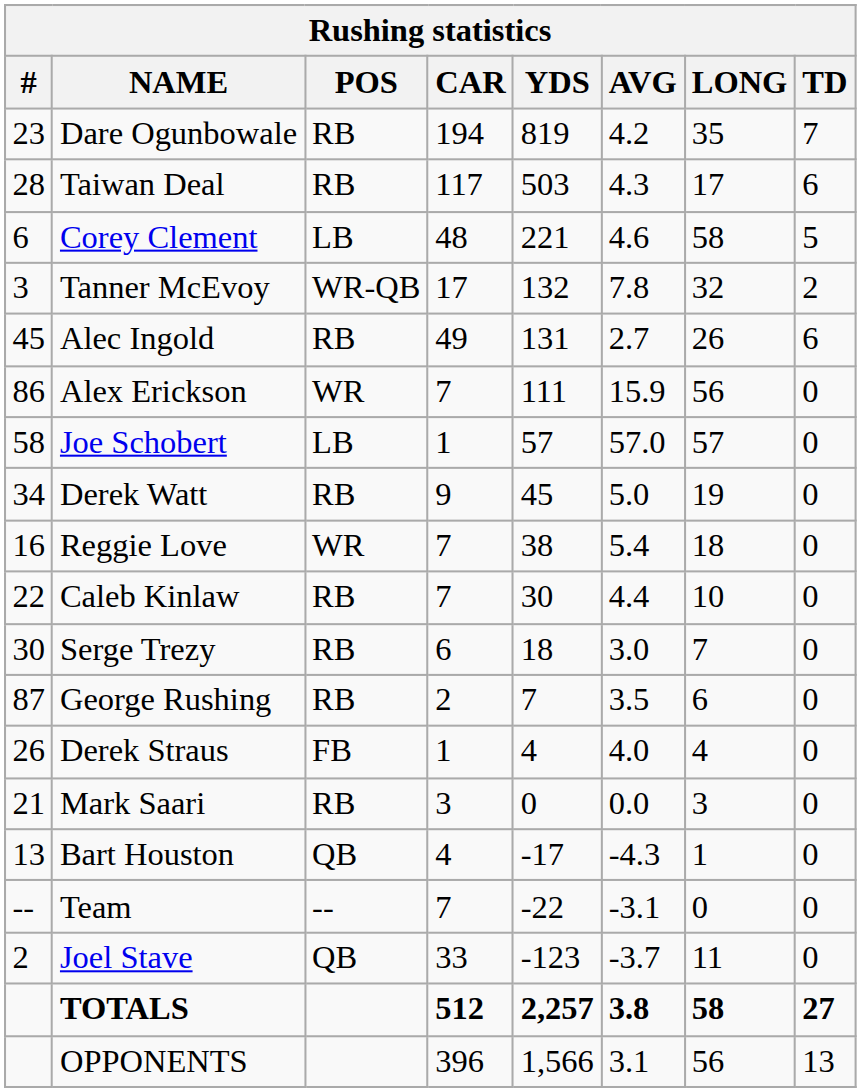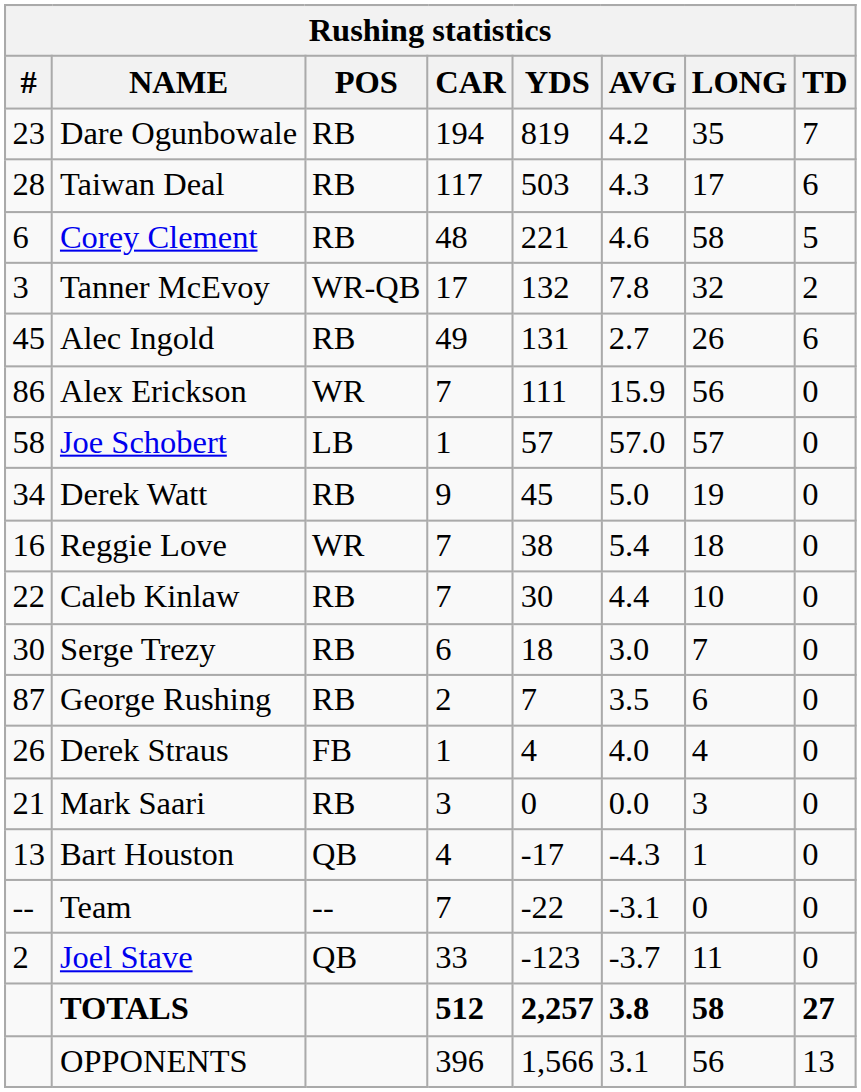(333, 236) LB -> (334, 236) RB
